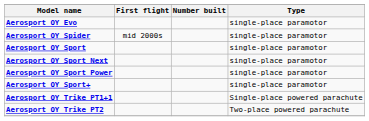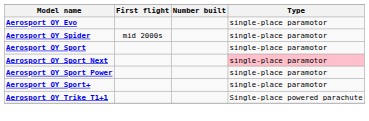(278, 60) no background -> (278, 60) pink background
- row: (59, 97)
+ row: (57, 97)
- row: (55, 109)
